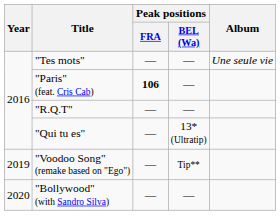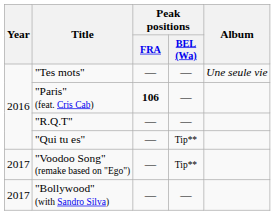(189, 133) 13* (Ultratip) -> (186, 140) Tip**
(18, 164) 2019 -> (18, 164) 2017
(18, 195) 2020 -> (18, 195) 2017
